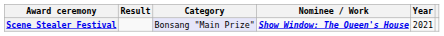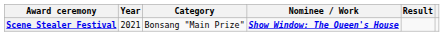columns swapped: (423, 11) <-> (135, 11)
(205, 25) lavender background -> (195, 25) no background
